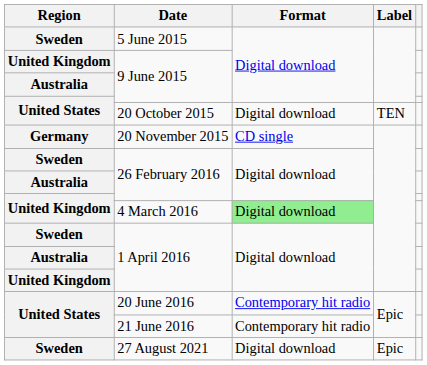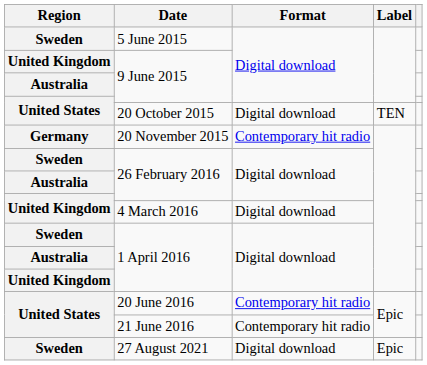(264, 136) CD single -> (303, 136) Contemporary hit radio
(285, 211) lightgreen background -> (285, 211) no background
